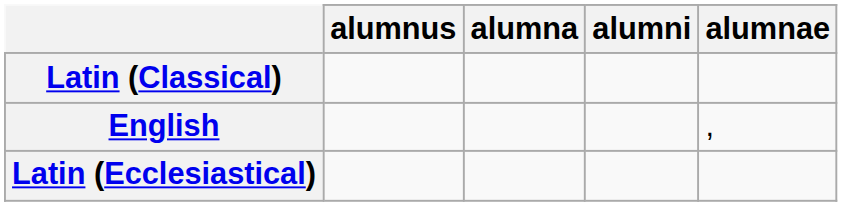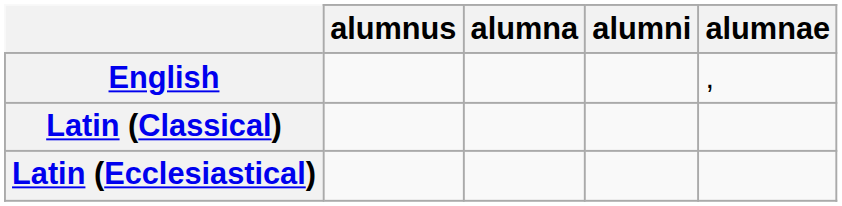rows swapped: (164, 126) <-> (164, 77)
